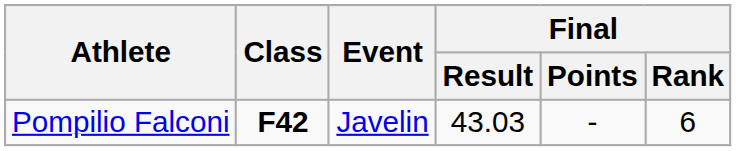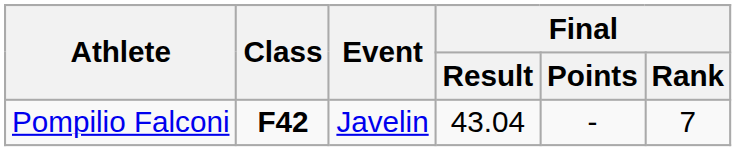(488, 123) 43.03 -> (488, 123) 43.04
(688, 123) 6 -> (688, 123) 7
